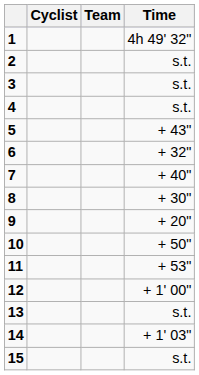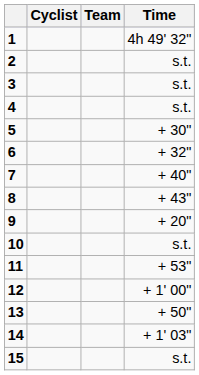(175, 130) + 43" -> (175, 130) + 30"
(175, 198) + 30" -> (175, 198) + 43"
(175, 244) + 50" -> (182, 244) s.t.
(182, 312) s.t. -> (175, 312) + 50"
